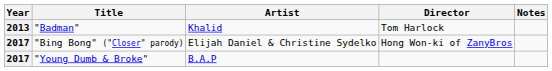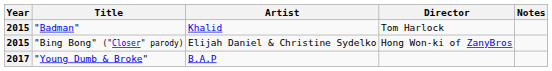(18, 28) 2013 -> (18, 28) 2015
(18, 43) 2017 -> (18, 43) 2015
